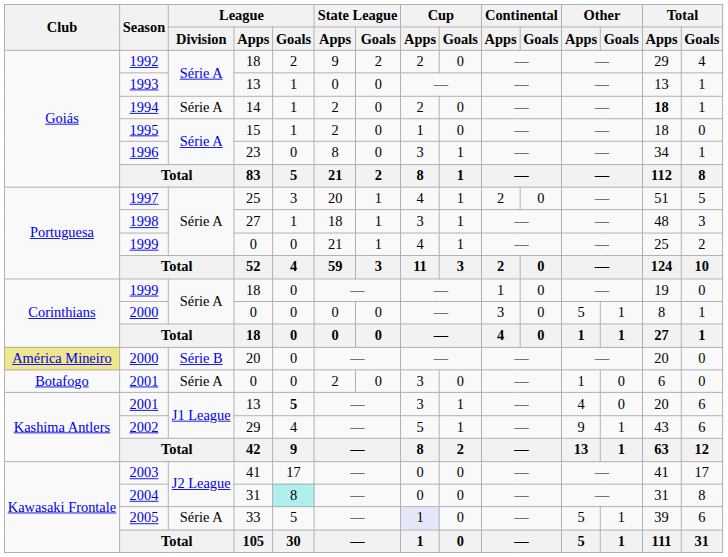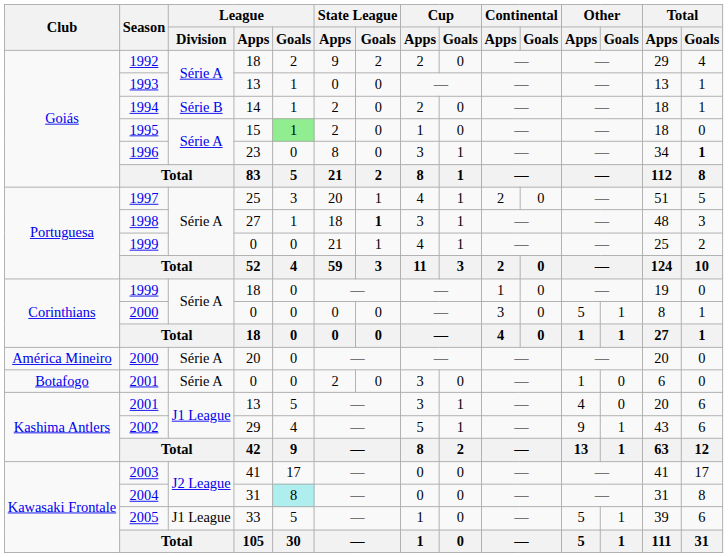(201, 107) Série A -> (201, 107) Série B
(662, 107) bold -> (662, 107) normal
(294, 130) no background -> (294, 130) lightgreen background
(702, 152) normal -> (702, 152) bold
(378, 221) normal -> (378, 221) bold
(62, 358) khaki background -> (62, 358) no background
(201, 358) Série B -> (201, 358) Série A
(294, 404) bold -> (294, 404) normal
(201, 518) Série A -> (201, 518) J1 League
(420, 518) lavender background -> (420, 518) no background
